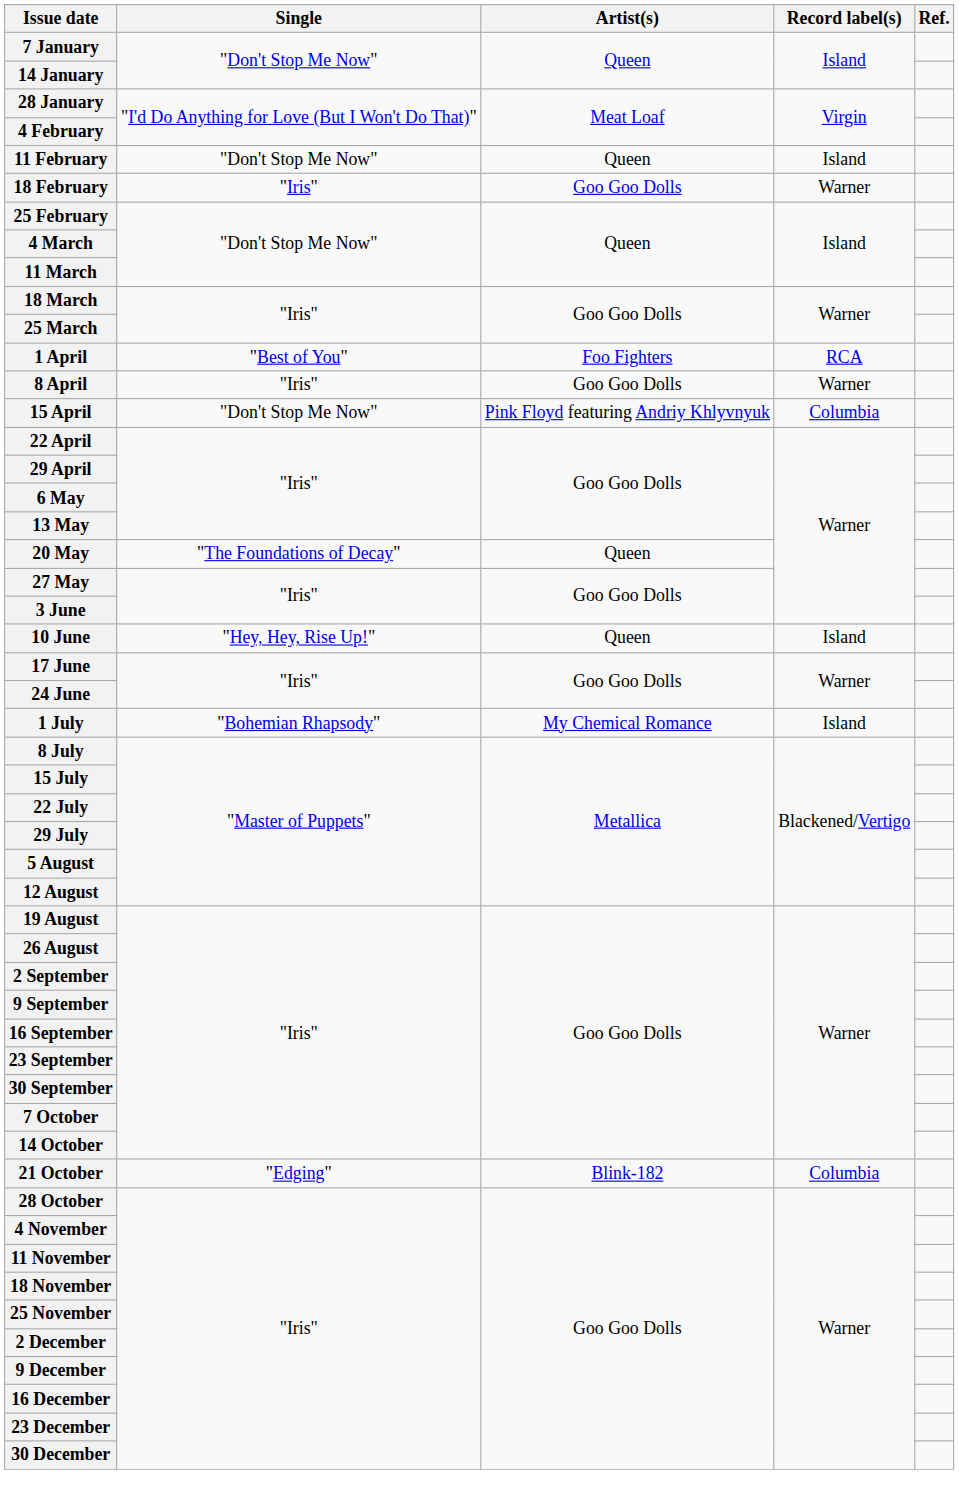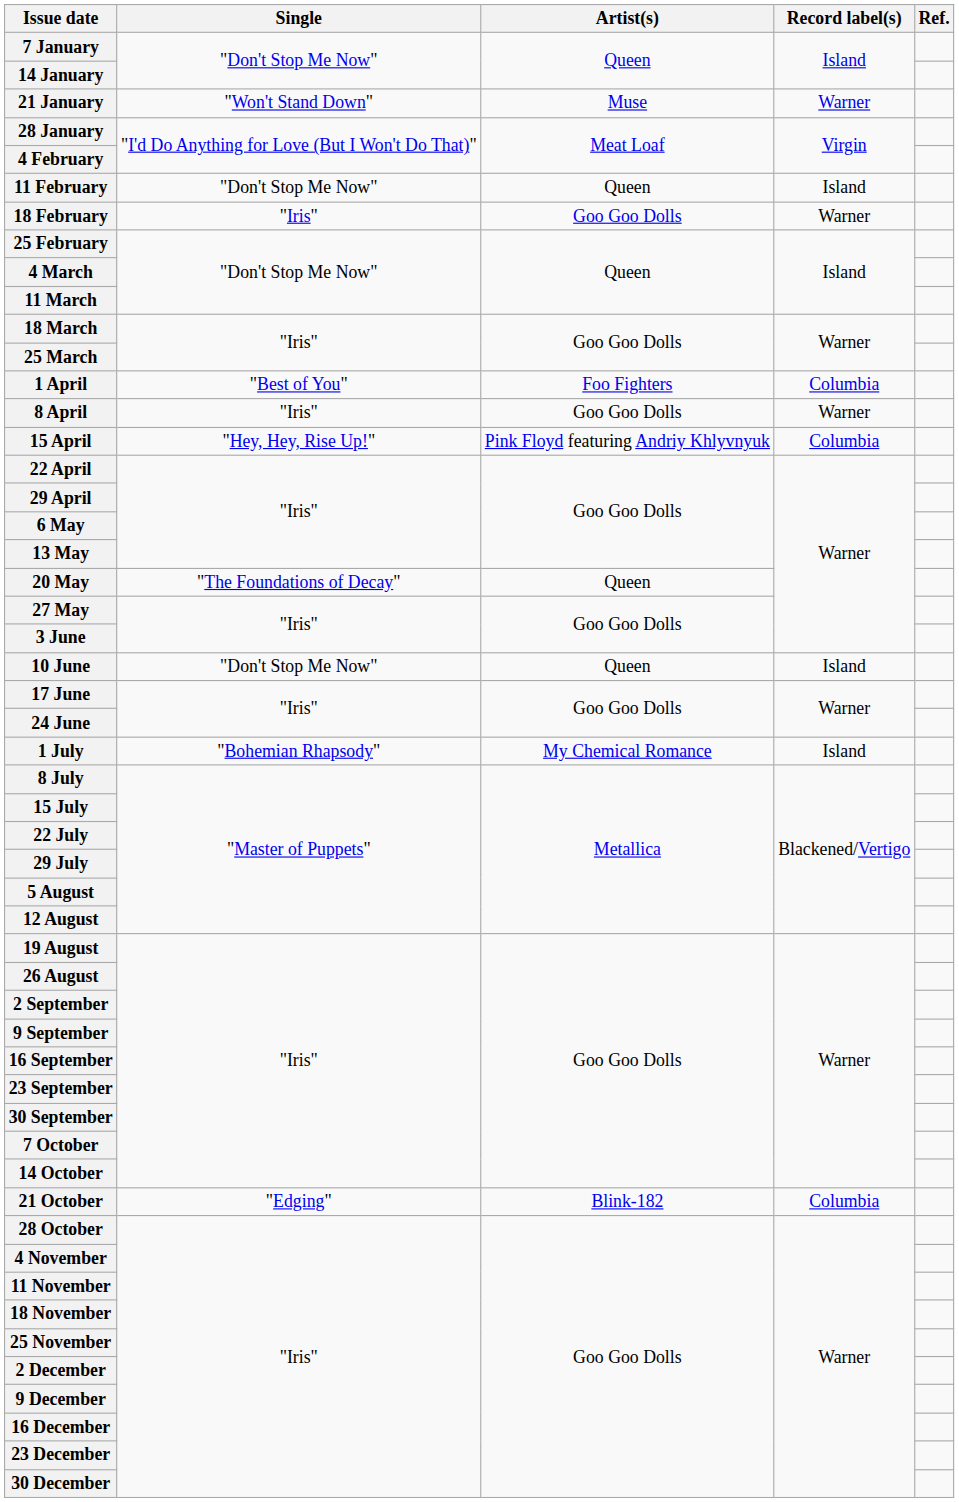+ row: (61, 103)
(844, 356) RCA -> (844, 384) Columbia
(299, 412) "Don't Stop Me Now" -> (299, 441) "Hey, Hey, Rise Up!"
(299, 638) "Hey, Hey, Rise Up!" -> (299, 666) "Don't Stop Me Now"
